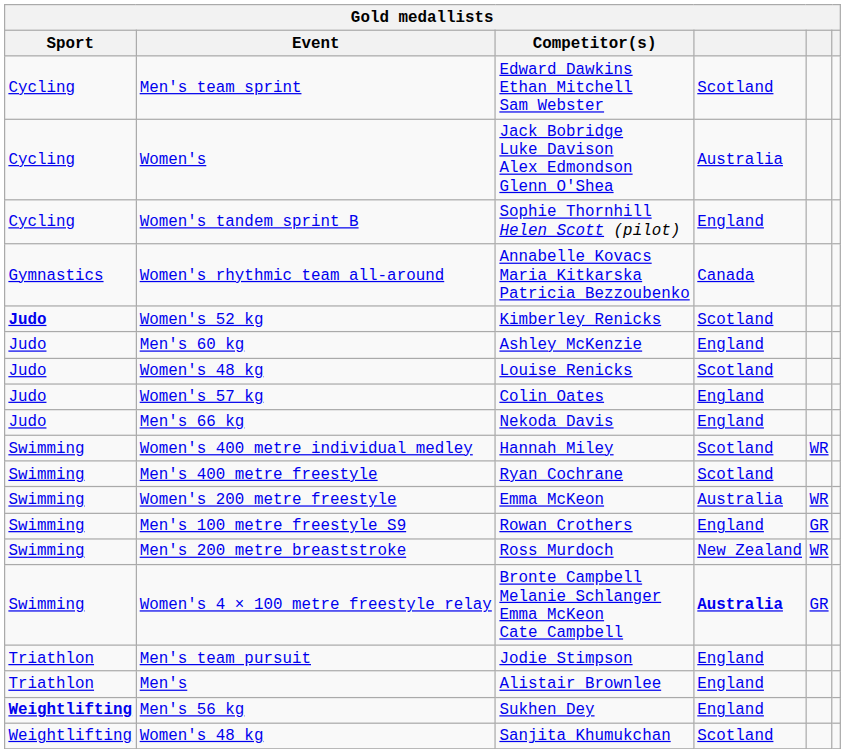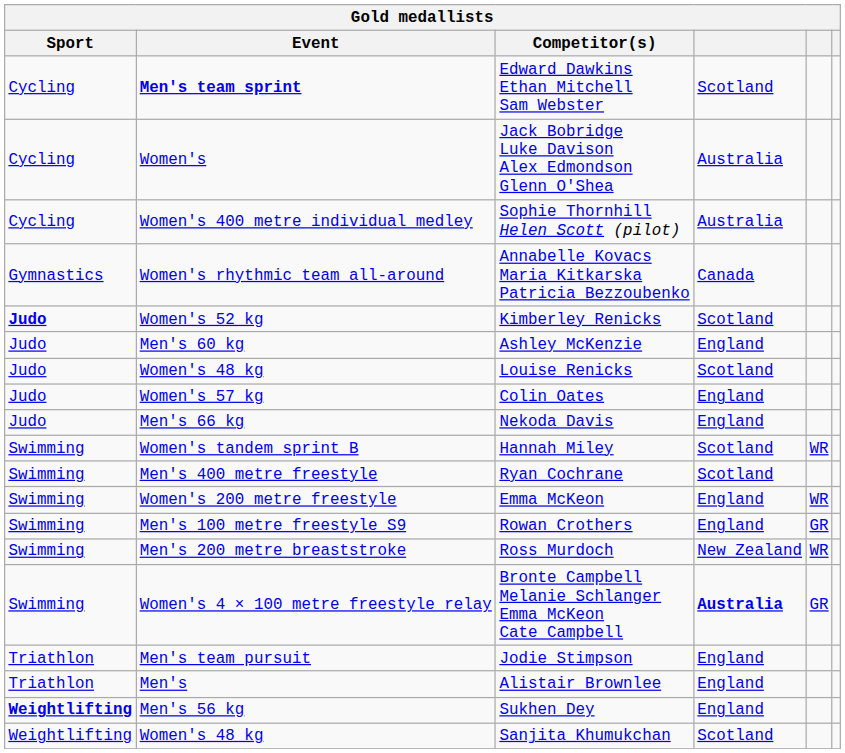(221, 88) normal -> (221, 88) bold
(249, 222) Women's tandem sprint B -> (306, 222) Women's 400 metre individual medley
(731, 222) England -> (740, 222) Australia
(306, 448) Women's 400 metre individual medley -> (249, 448) Women's tandem sprint B
(740, 500) Australia -> (731, 500) England
